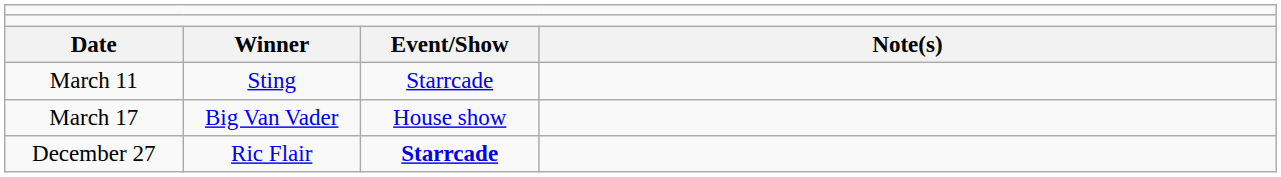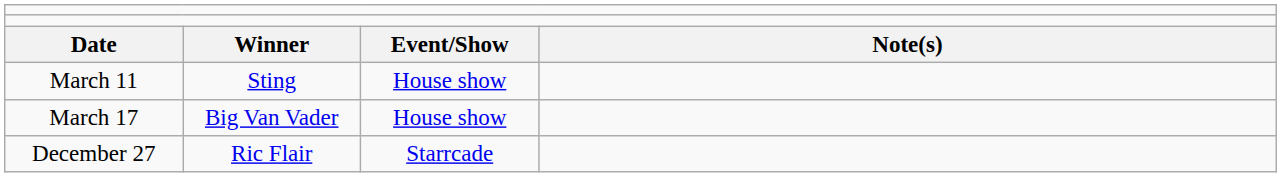(450, 80) Starrcade -> (450, 80) House show
(450, 153) bold -> (450, 153) normal
